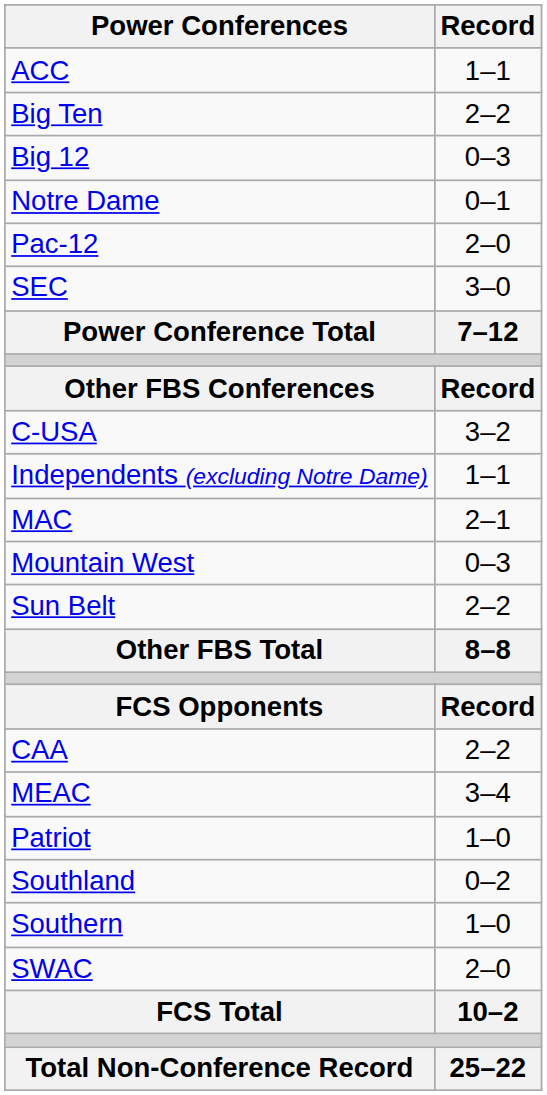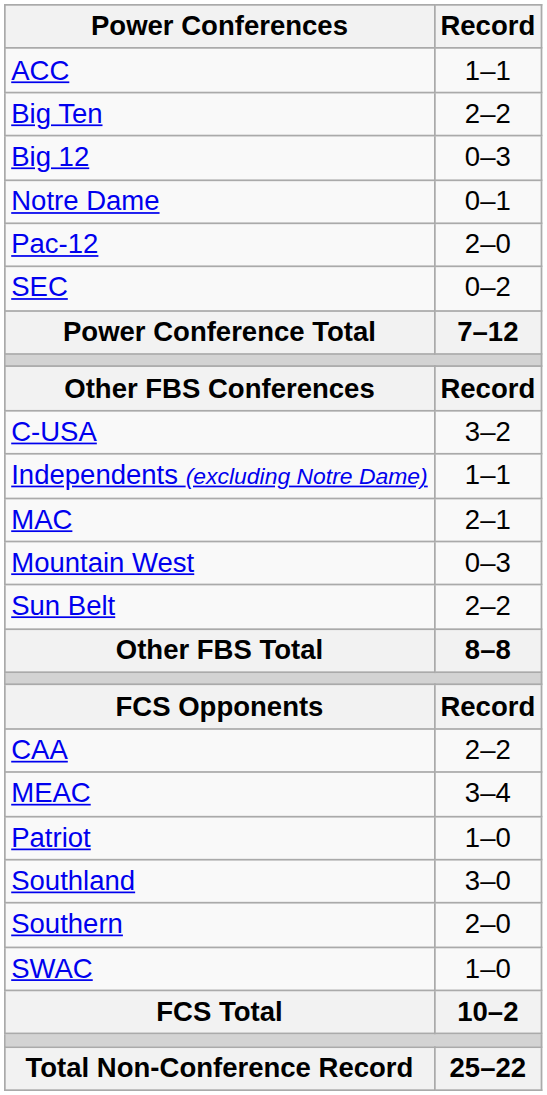(488, 288) 3–0 -> (488, 288) 0–2
(488, 880) 0–2 -> (488, 880) 3–0
(488, 924) 1–0 -> (488, 924) 2–0
(488, 968) 2–0 -> (488, 968) 1–0
